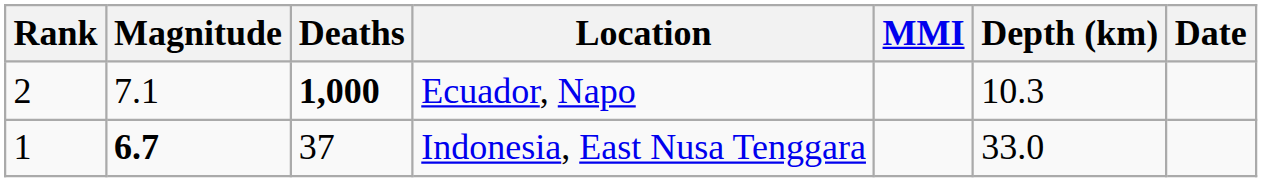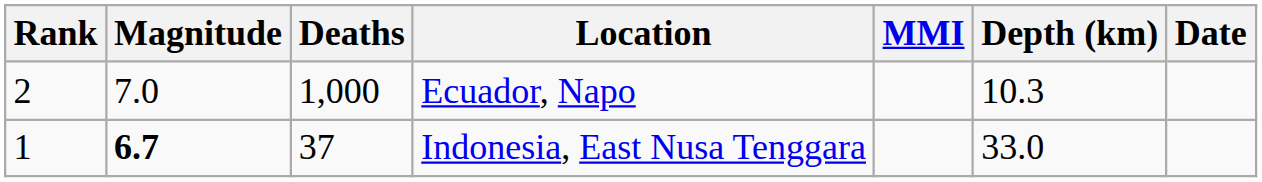(137, 90) 7.1 -> (137, 90) 7.0
(339, 90) bold -> (339, 90) normal
